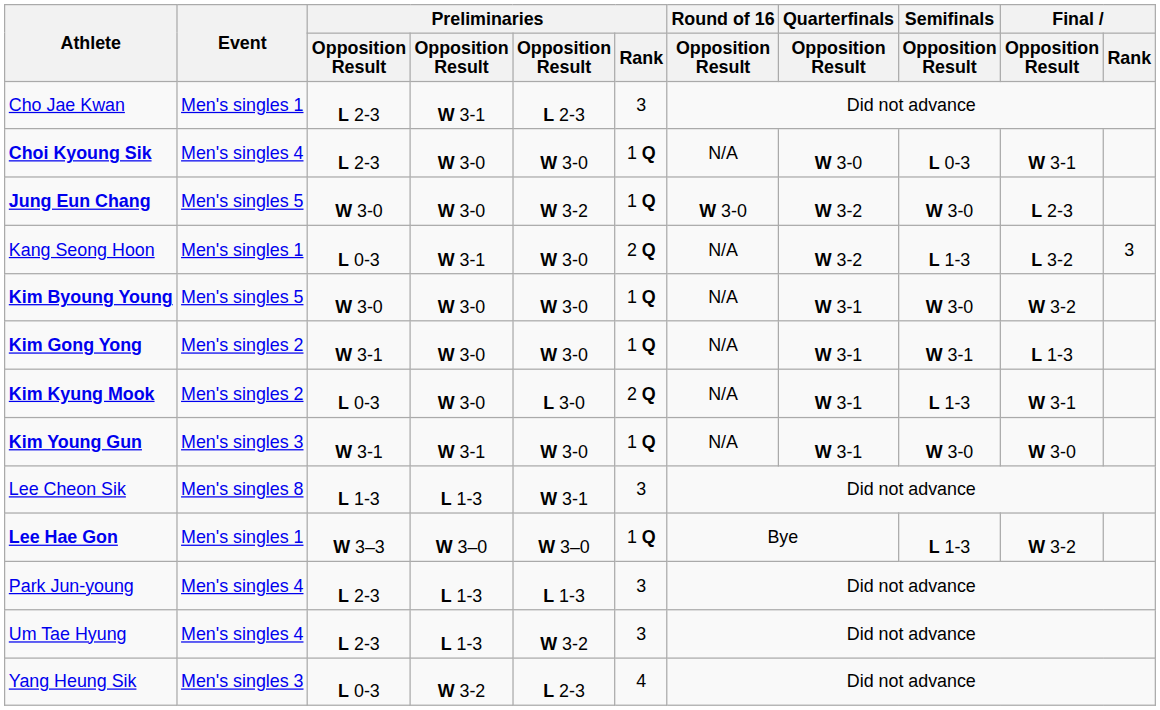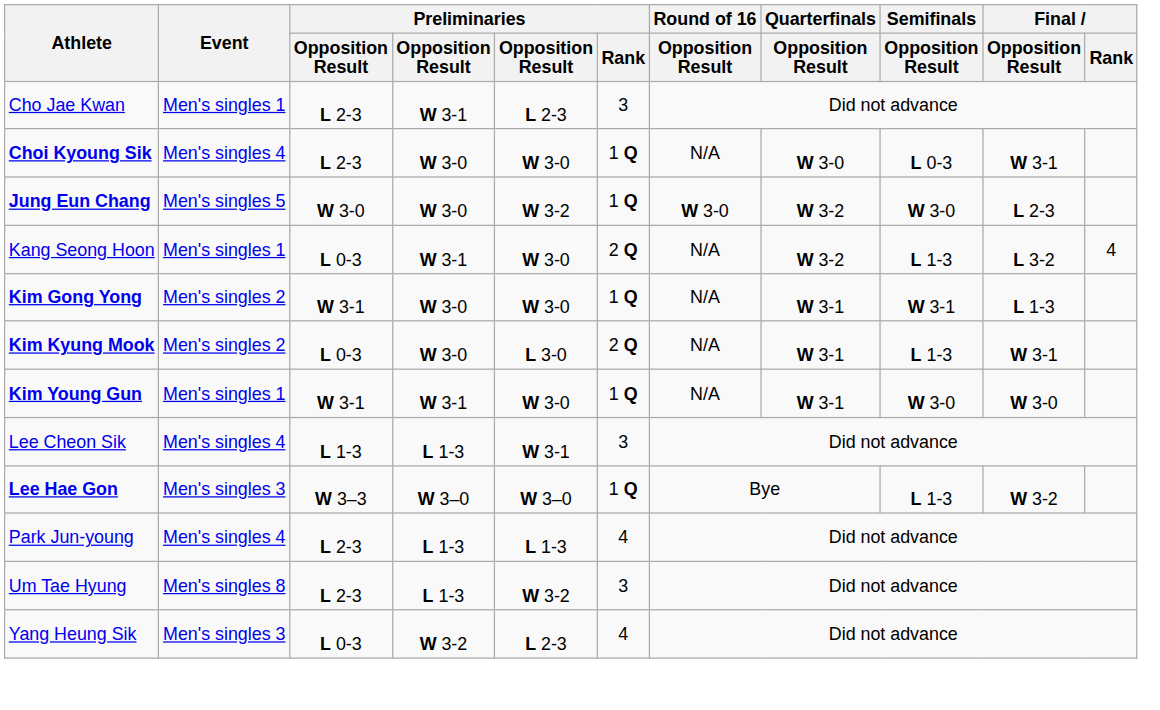(1129, 249) 3 -> (1111, 249) 4
- row: (91, 297)
(242, 442) Men's singles 3 -> (224, 394) Men's singles 1
(242, 490) Men's singles 8 -> (224, 442) Men's singles 4
(242, 538) Men's singles 1 -> (224, 490) Men's singles 3
(641, 586) 3 -> (623, 538) 4
(242, 634) Men's singles 4 -> (224, 586) Men's singles 8
